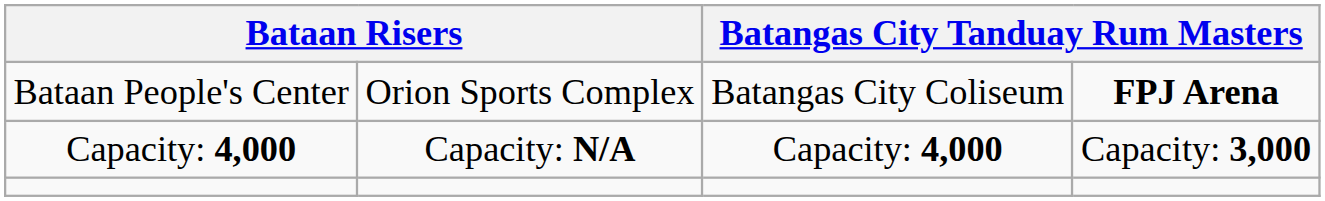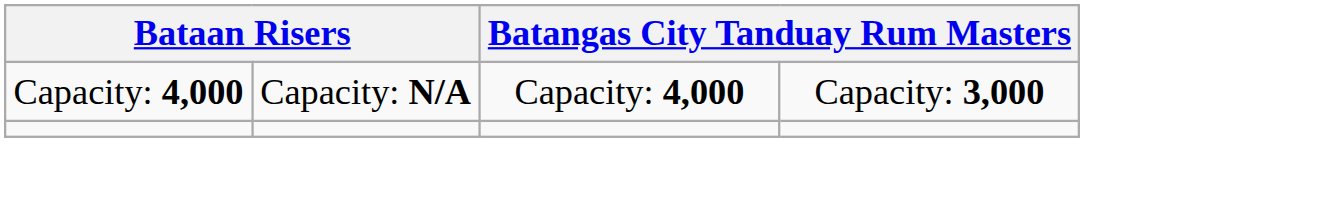- row: (181, 90)
